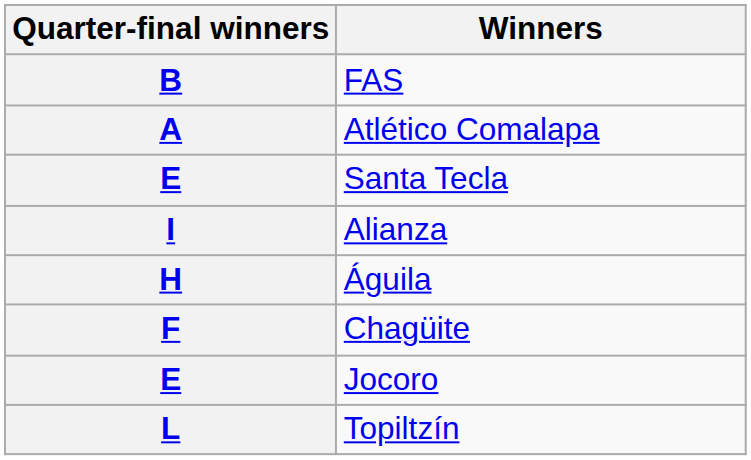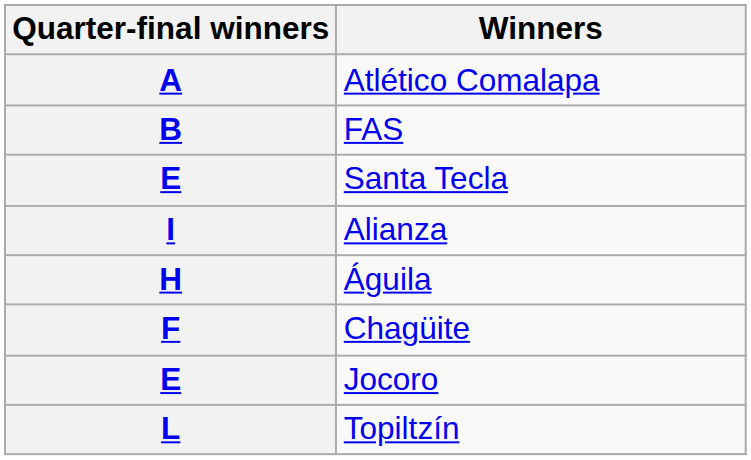rows swapped: (472, 129) <-> (374, 79)
